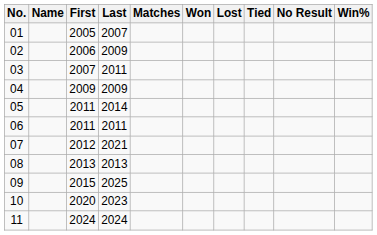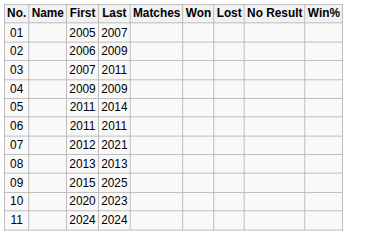- column: (259, 13)
